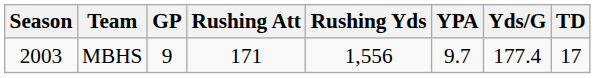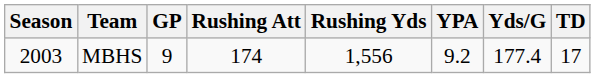(246, 55) 171 -> (246, 55) 174
(457, 55) 9.7 -> (457, 55) 9.2
